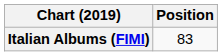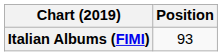(185, 39) 83 -> (185, 39) 93
